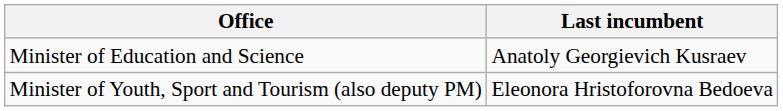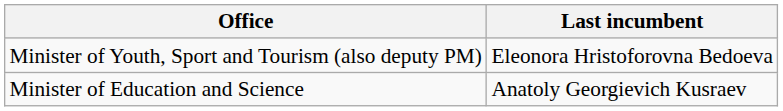rows swapped: (246, 88) <-> (157, 55)
